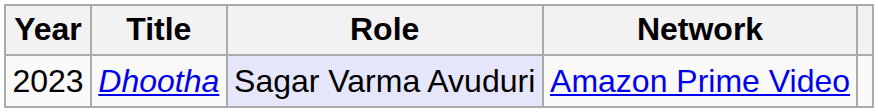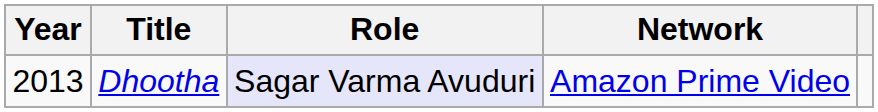(48, 80) 2023 -> (48, 80) 2013
